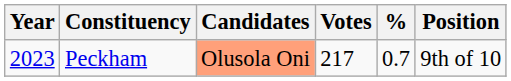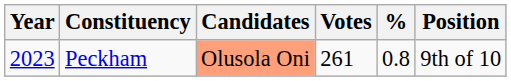(337, 57) 217 -> (337, 57) 261
(396, 57) 0.7 -> (396, 57) 0.8
